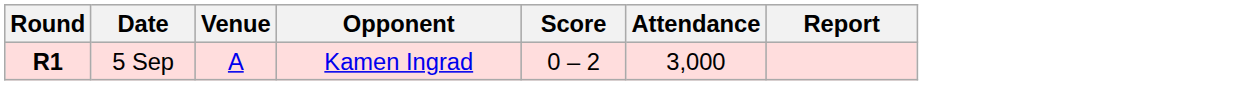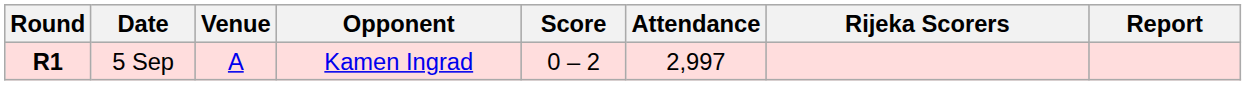+ column: (927, 24)
(696, 61) 3,000 -> (696, 61) 2,997
